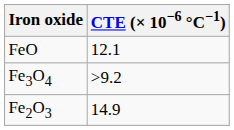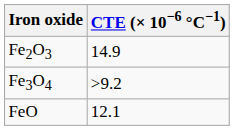rows swapped: (30, 109) <-> (23, 49)
